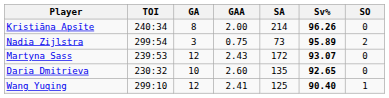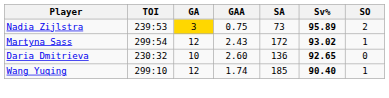- row: (50, 27)
(151, 41) 299:54 -> (151, 27) 239:53
(194, 41) no background -> (194, 27) gold background
(151, 56) 239:53 -> (151, 41) 299:54
(322, 56) 93.07 -> (322, 41) 93.02
(365, 56) 0 -> (365, 41) 1
(279, 71) 135 -> (279, 56) 136
(237, 86) 2.41 -> (237, 71) 1.74
(279, 86) 125 -> (279, 71) 185
